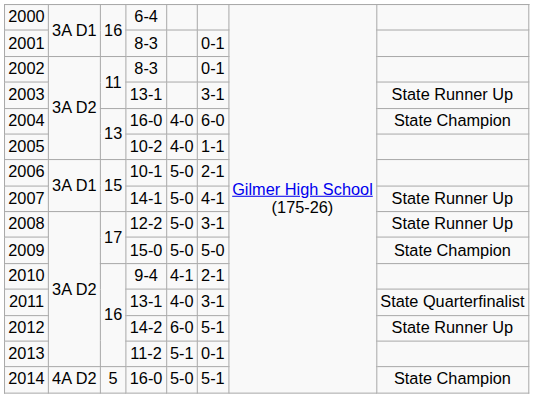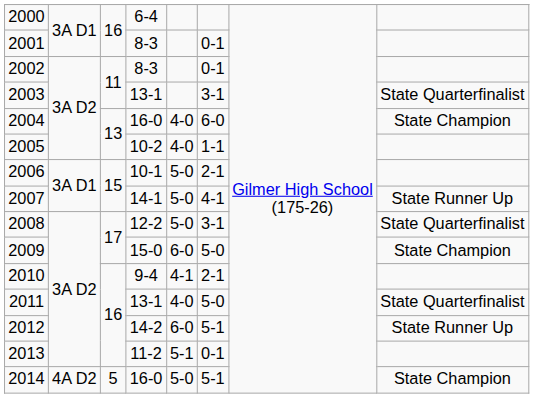(452, 95) State Runner Up -> (452, 95) State Quarterfinalist
(452, 224) State Runner Up -> (452, 224) State Quarterfinalist
(182, 250) 5-0 -> (182, 250) 6-0
(213, 302) 3-1 -> (213, 302) 5-0
